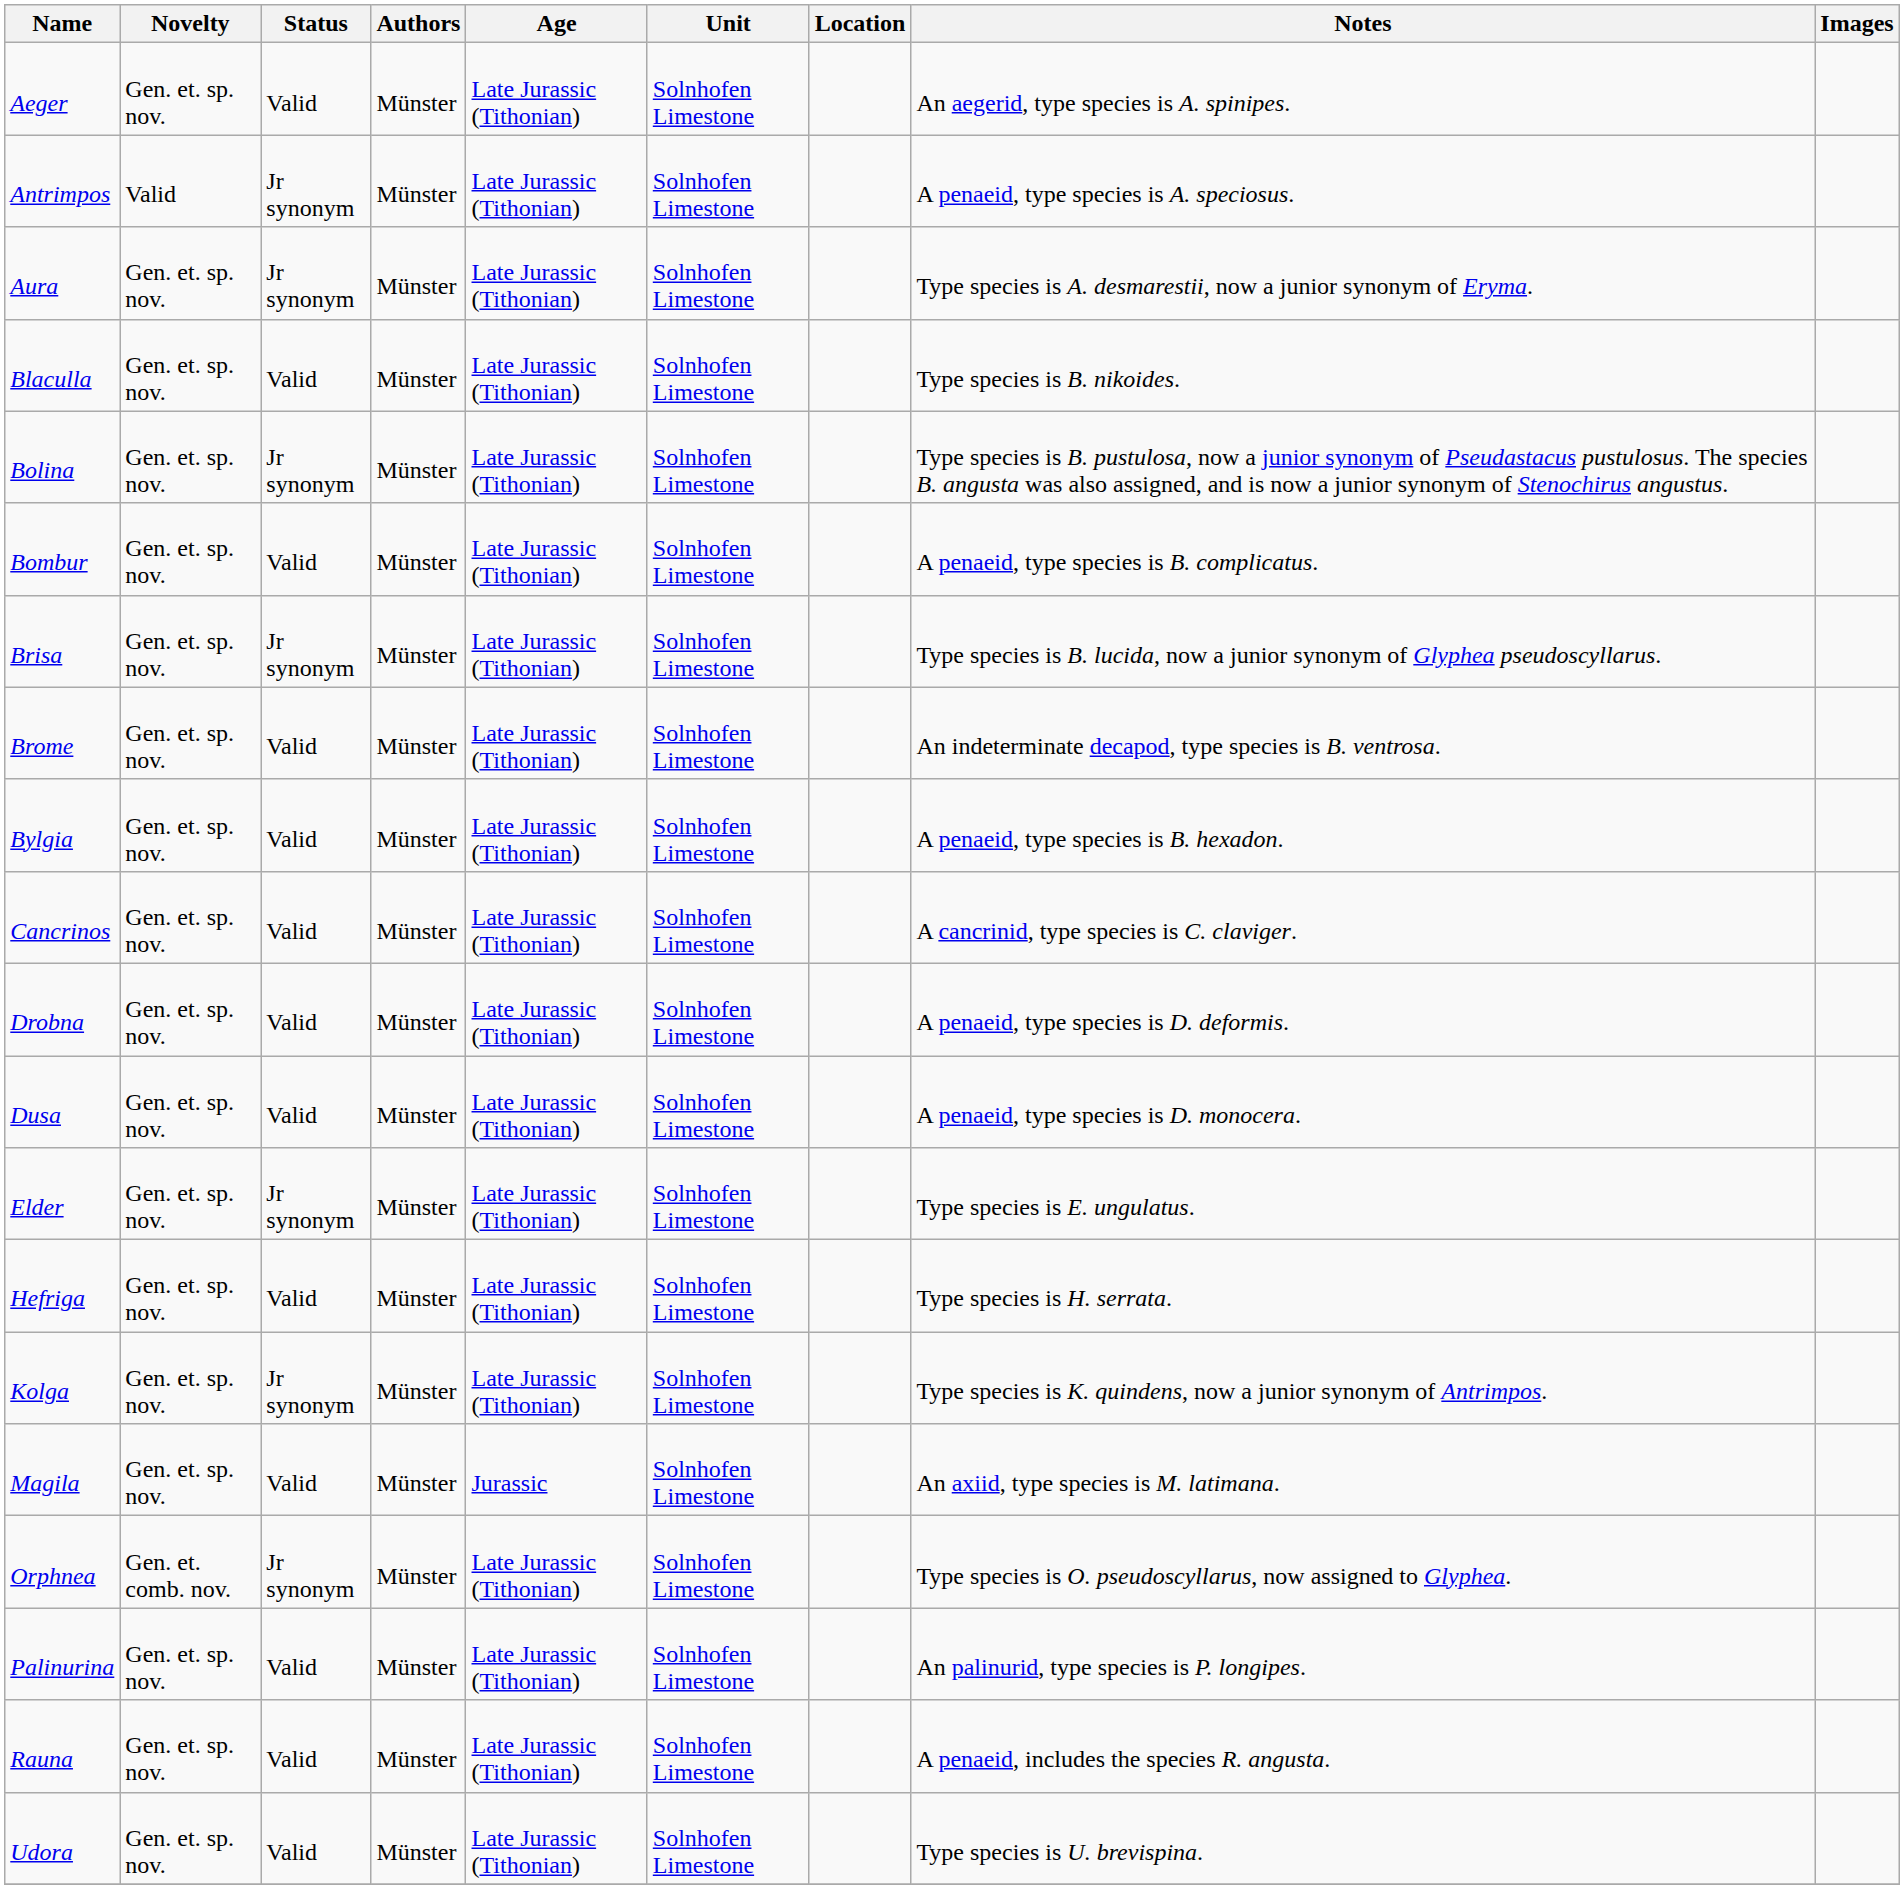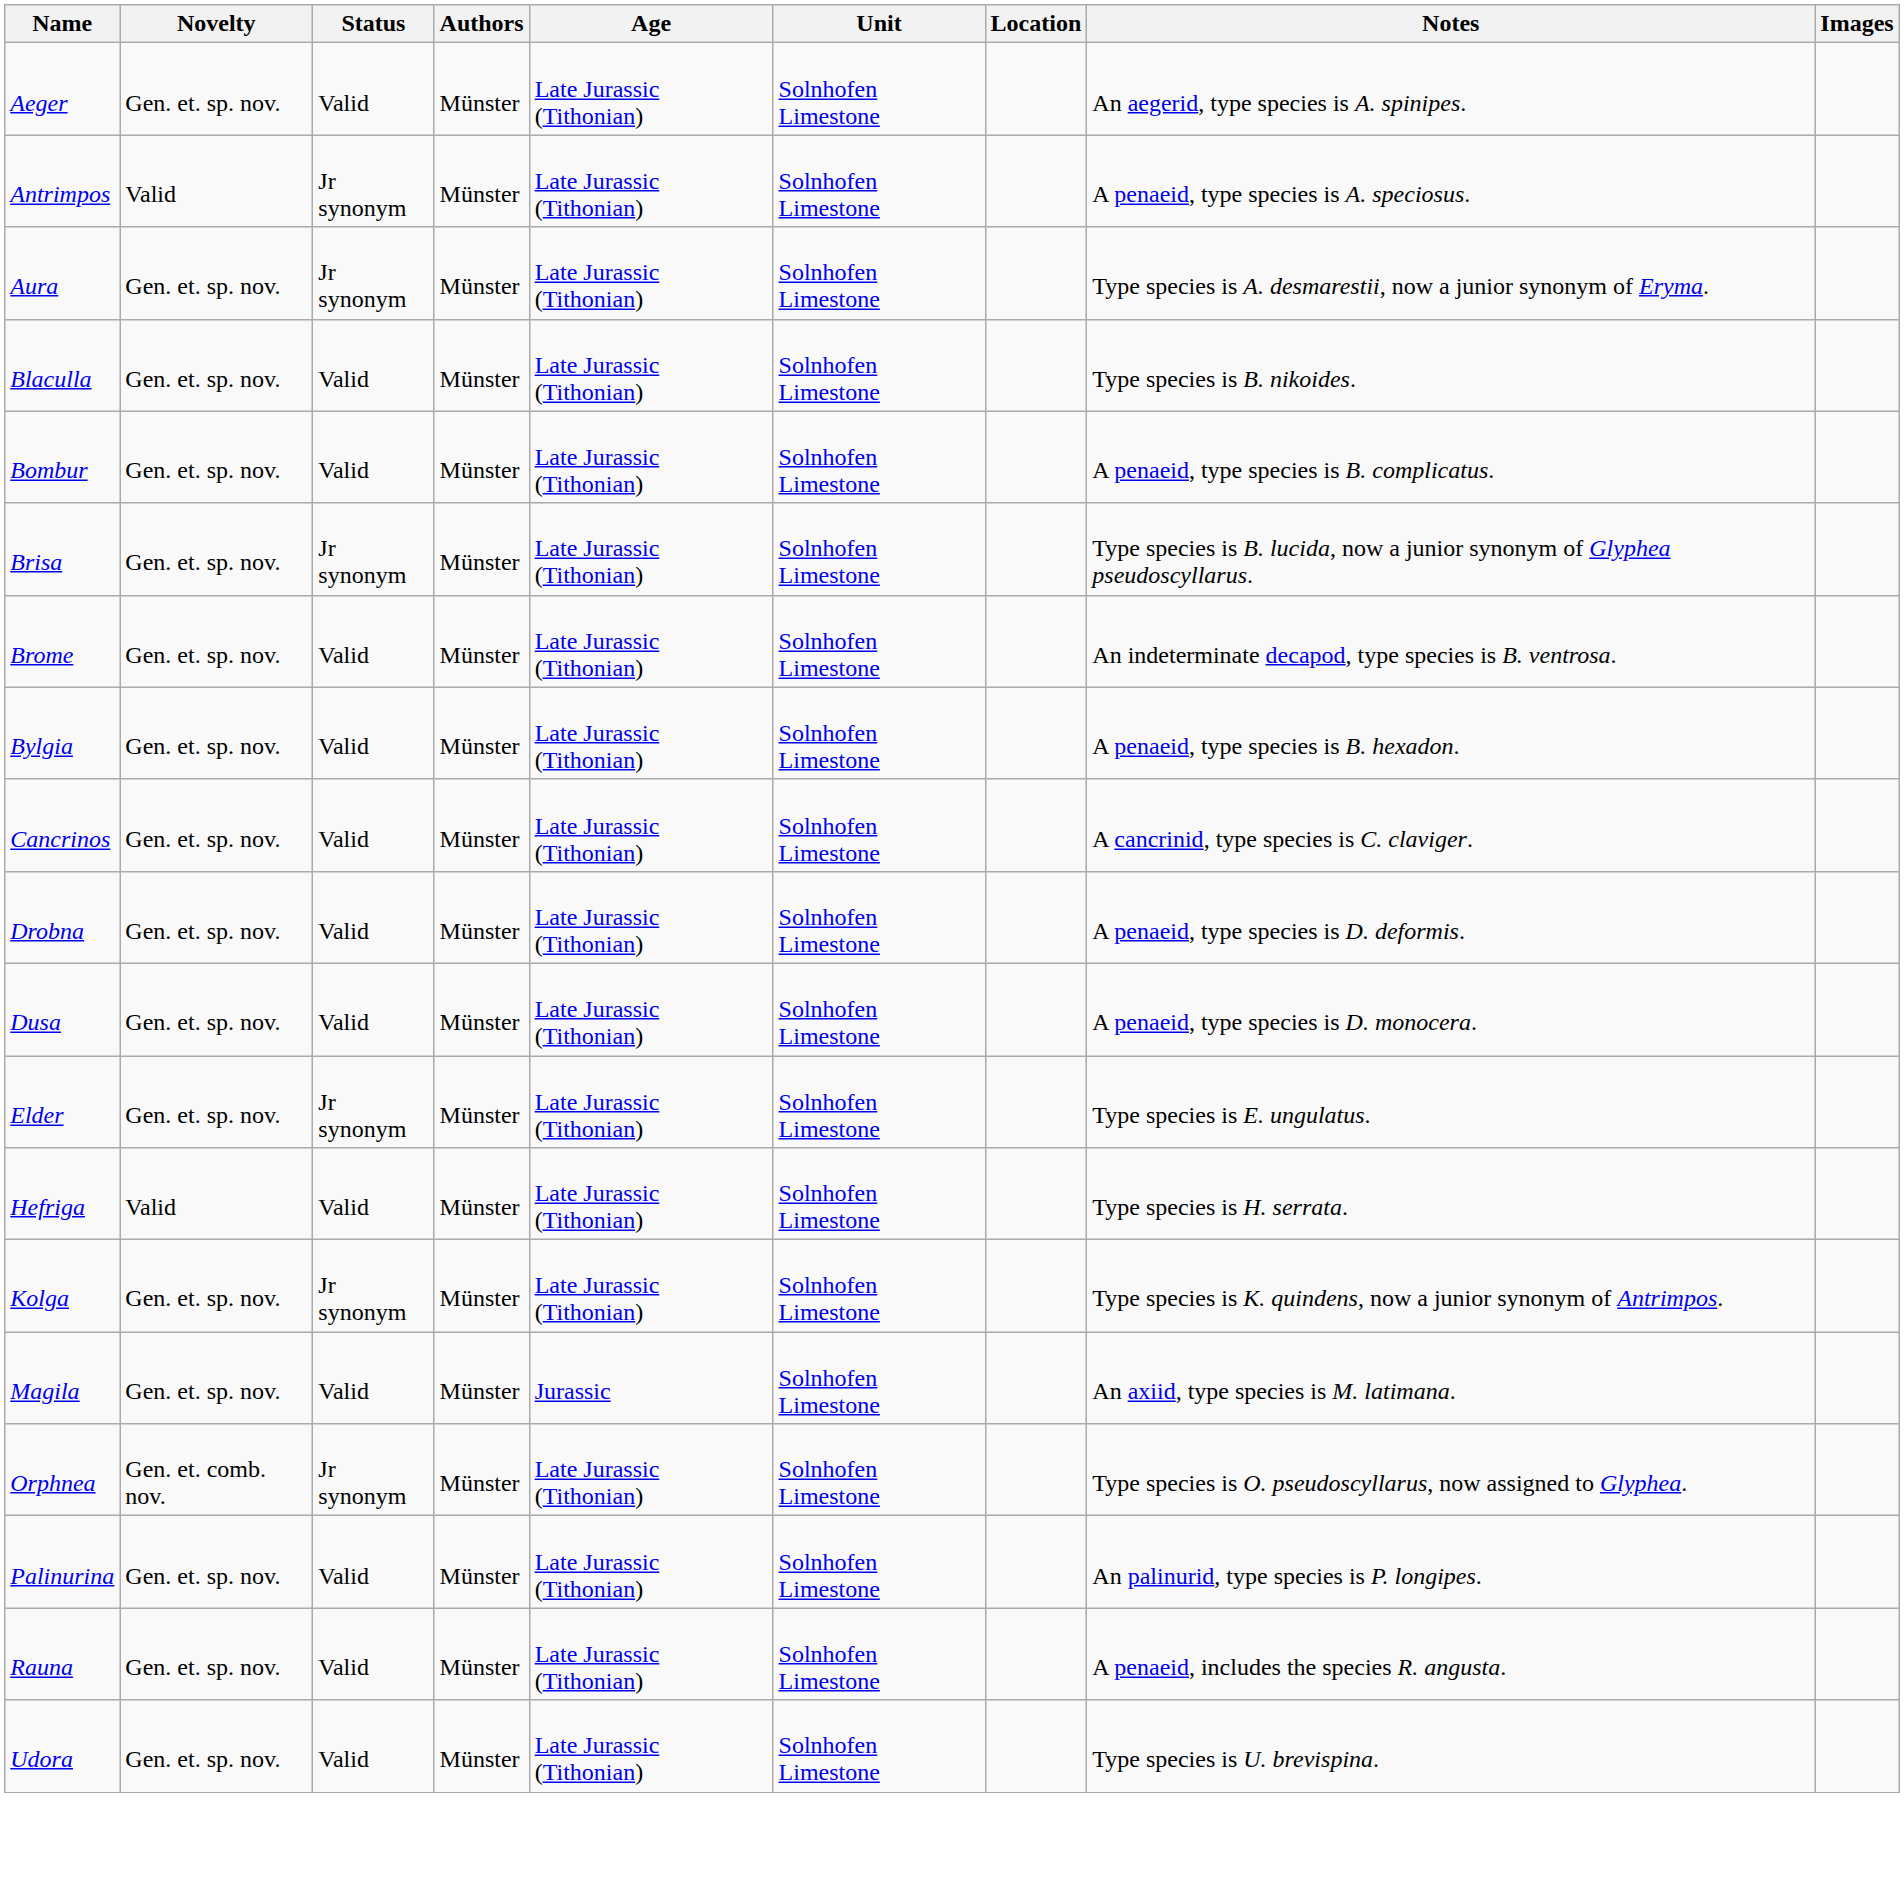- row: (42, 470)
(180, 1298) Gen. et. sp. nov. -> (151, 1206) Valid
